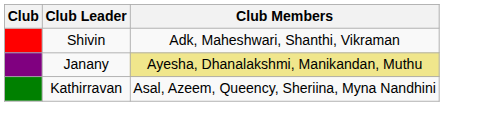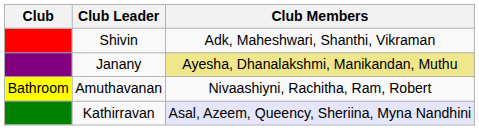+ row: (119, 88)
(285, 88) no background -> (320, 112) lavender background
